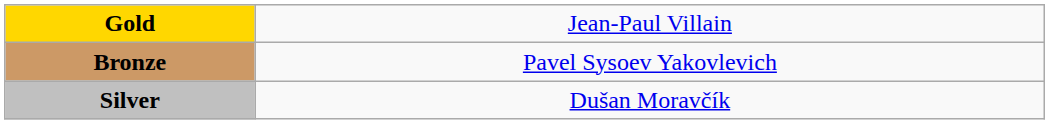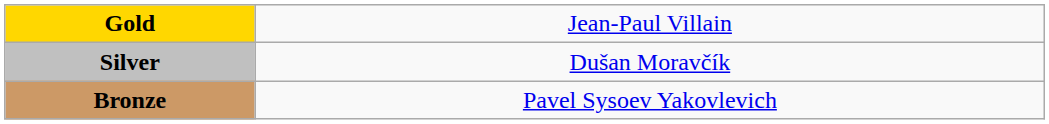rows swapped: (130, 99) <-> (130, 61)
